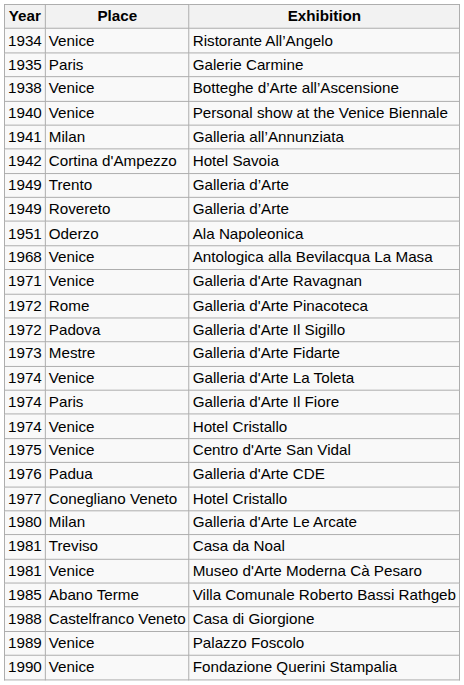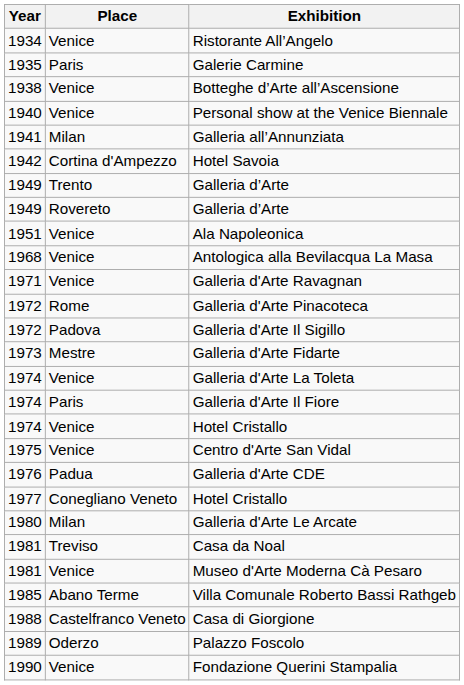(74, 233) Oderzo -> (72, 233) Venice
(72, 643) Venice -> (74, 643) Oderzo
